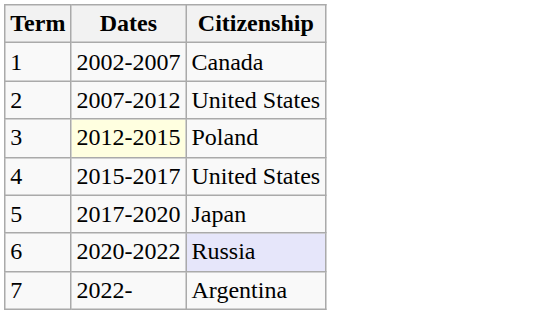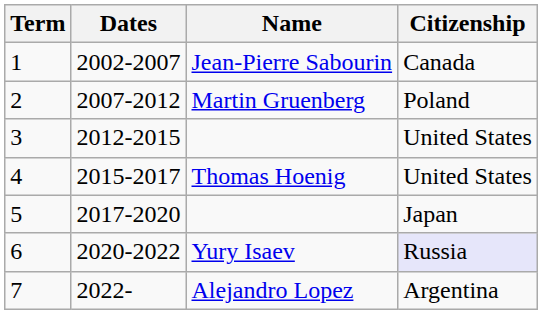+ column: (292, 23)
(256, 99) United States -> (437, 99) Poland
(128, 137) lightyellow background -> (128, 137) no background
(225, 137) Poland -> (467, 137) United States
